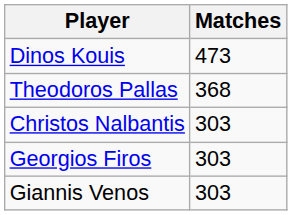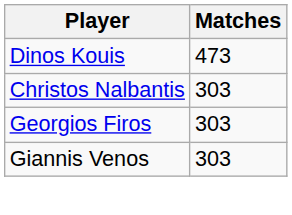- row: (94, 90)
